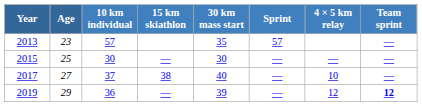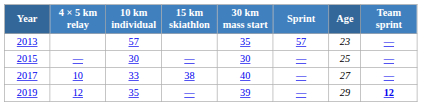columns swapped: (66, 19) <-> (333, 19)
(110, 76) 37 -> (134, 76) 33
(110, 93) 36 -> (134, 93) 35
